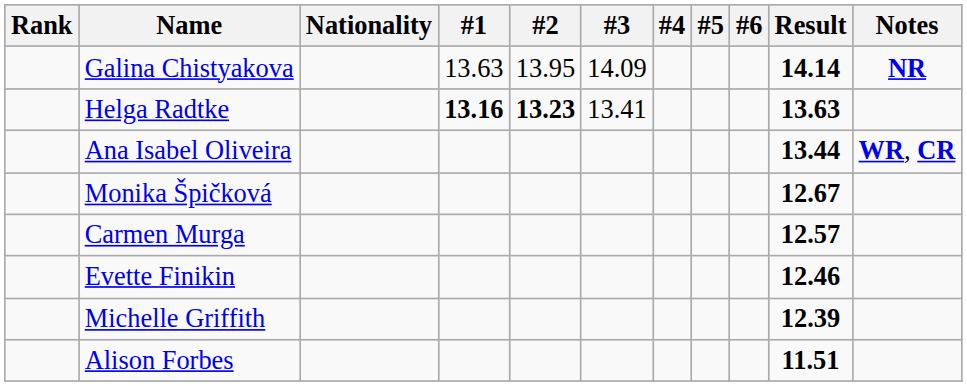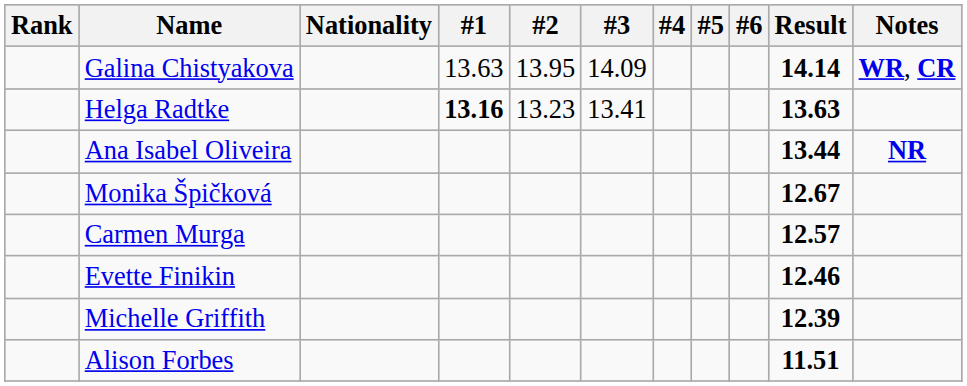(907, 67) NR -> (907, 67) WR, CR
(545, 109) bold -> (545, 109) normal
(907, 151) WR, CR -> (907, 151) NR
